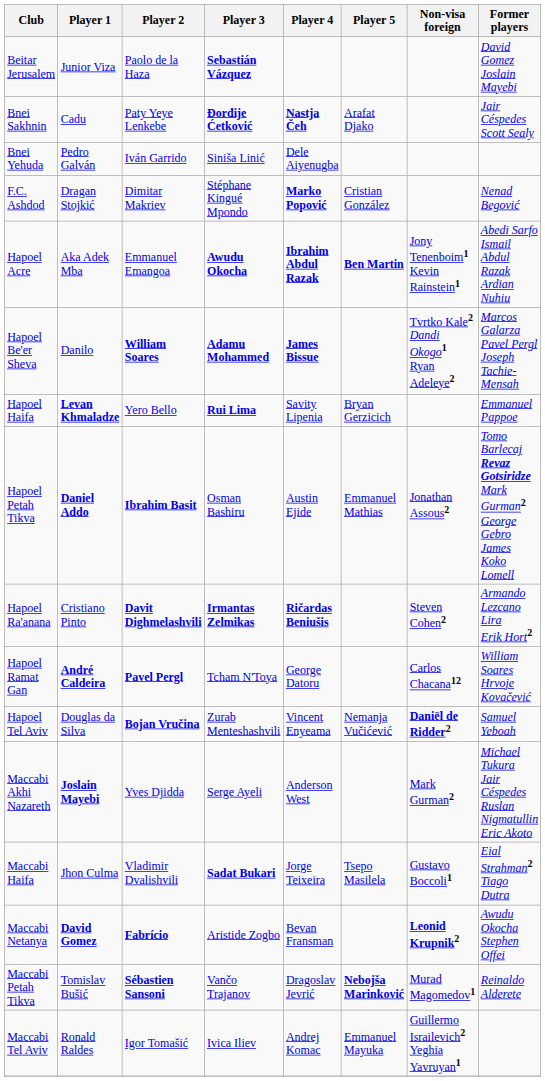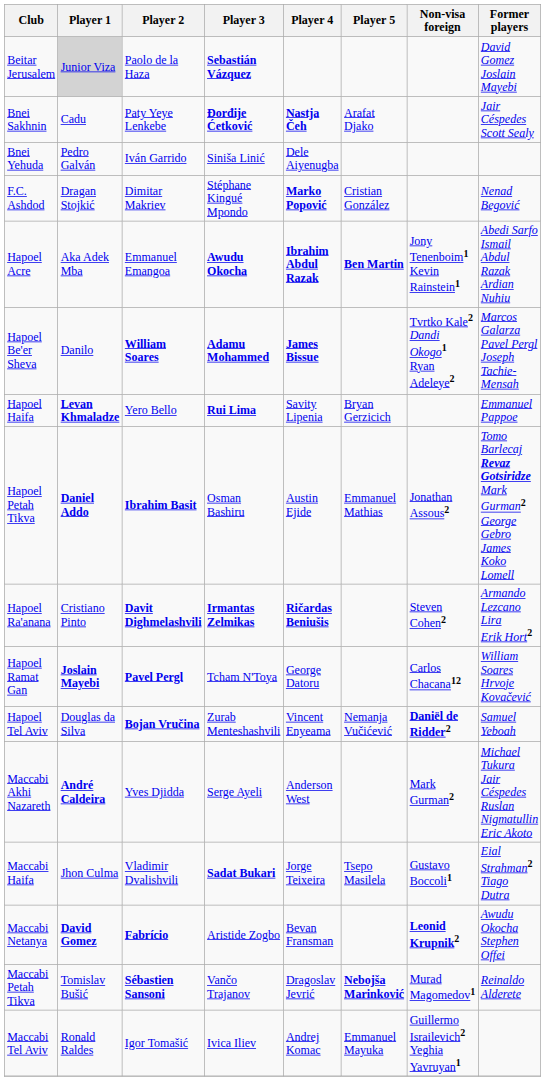(88, 66) no background -> (88, 66) lightgrey background
(83, 676) André Caldeira -> (80, 676) Joslain Mayebi
(80, 792) Joslain Mayebi -> (83, 792) André Caldeira
